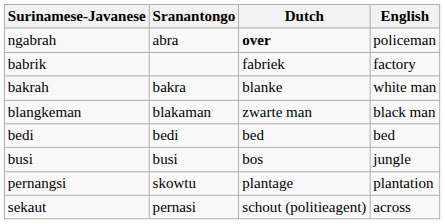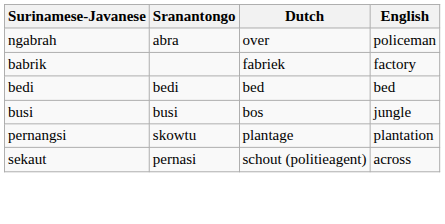(256, 40) bold -> (256, 40) normal
- row: (28, 87)
- row: (45, 111)
